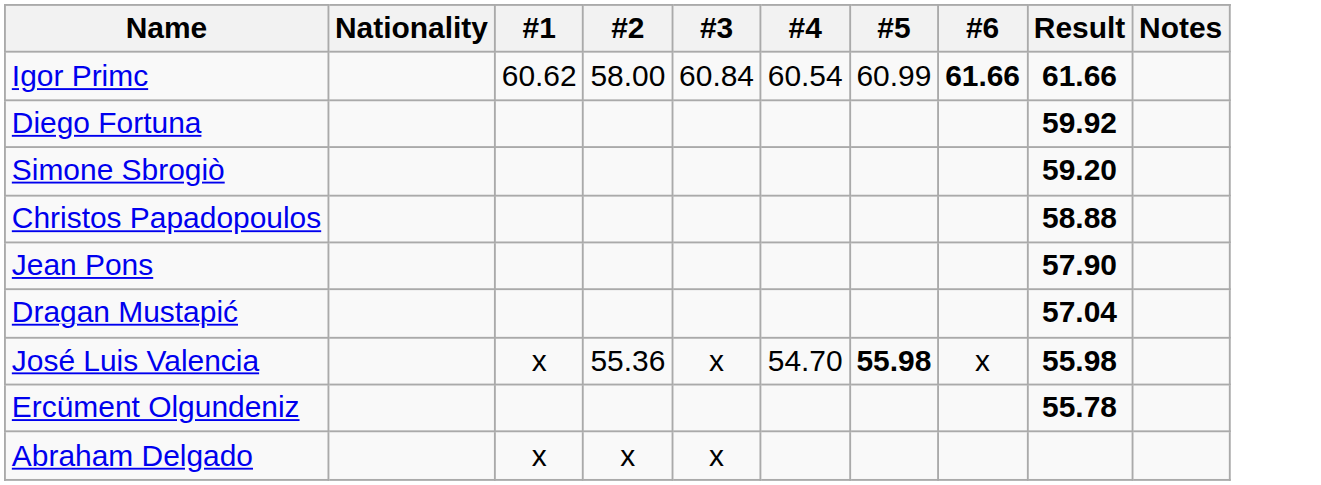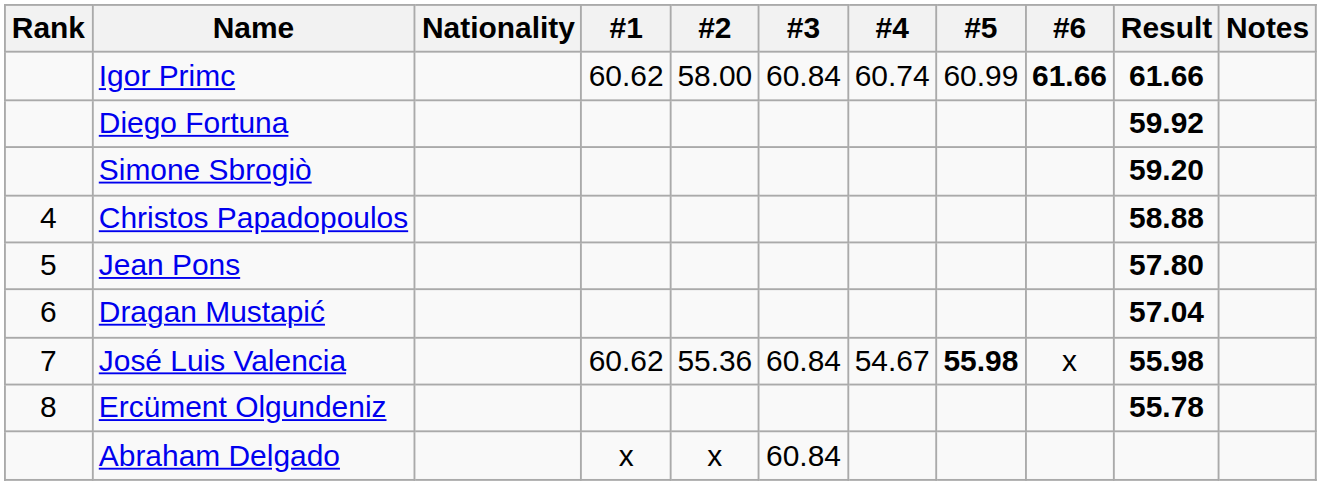+ column: (48, 28)
(805, 75) 60.54 -> (892, 75) 60.74
(1080, 265) 57.90 -> (1166, 265) 57.80
(539, 360) x -> (626, 360) 60.62
(717, 360) x -> (803, 360) 60.84
(805, 360) 54.70 -> (892, 360) 54.67
(717, 455) x -> (803, 455) 60.84
